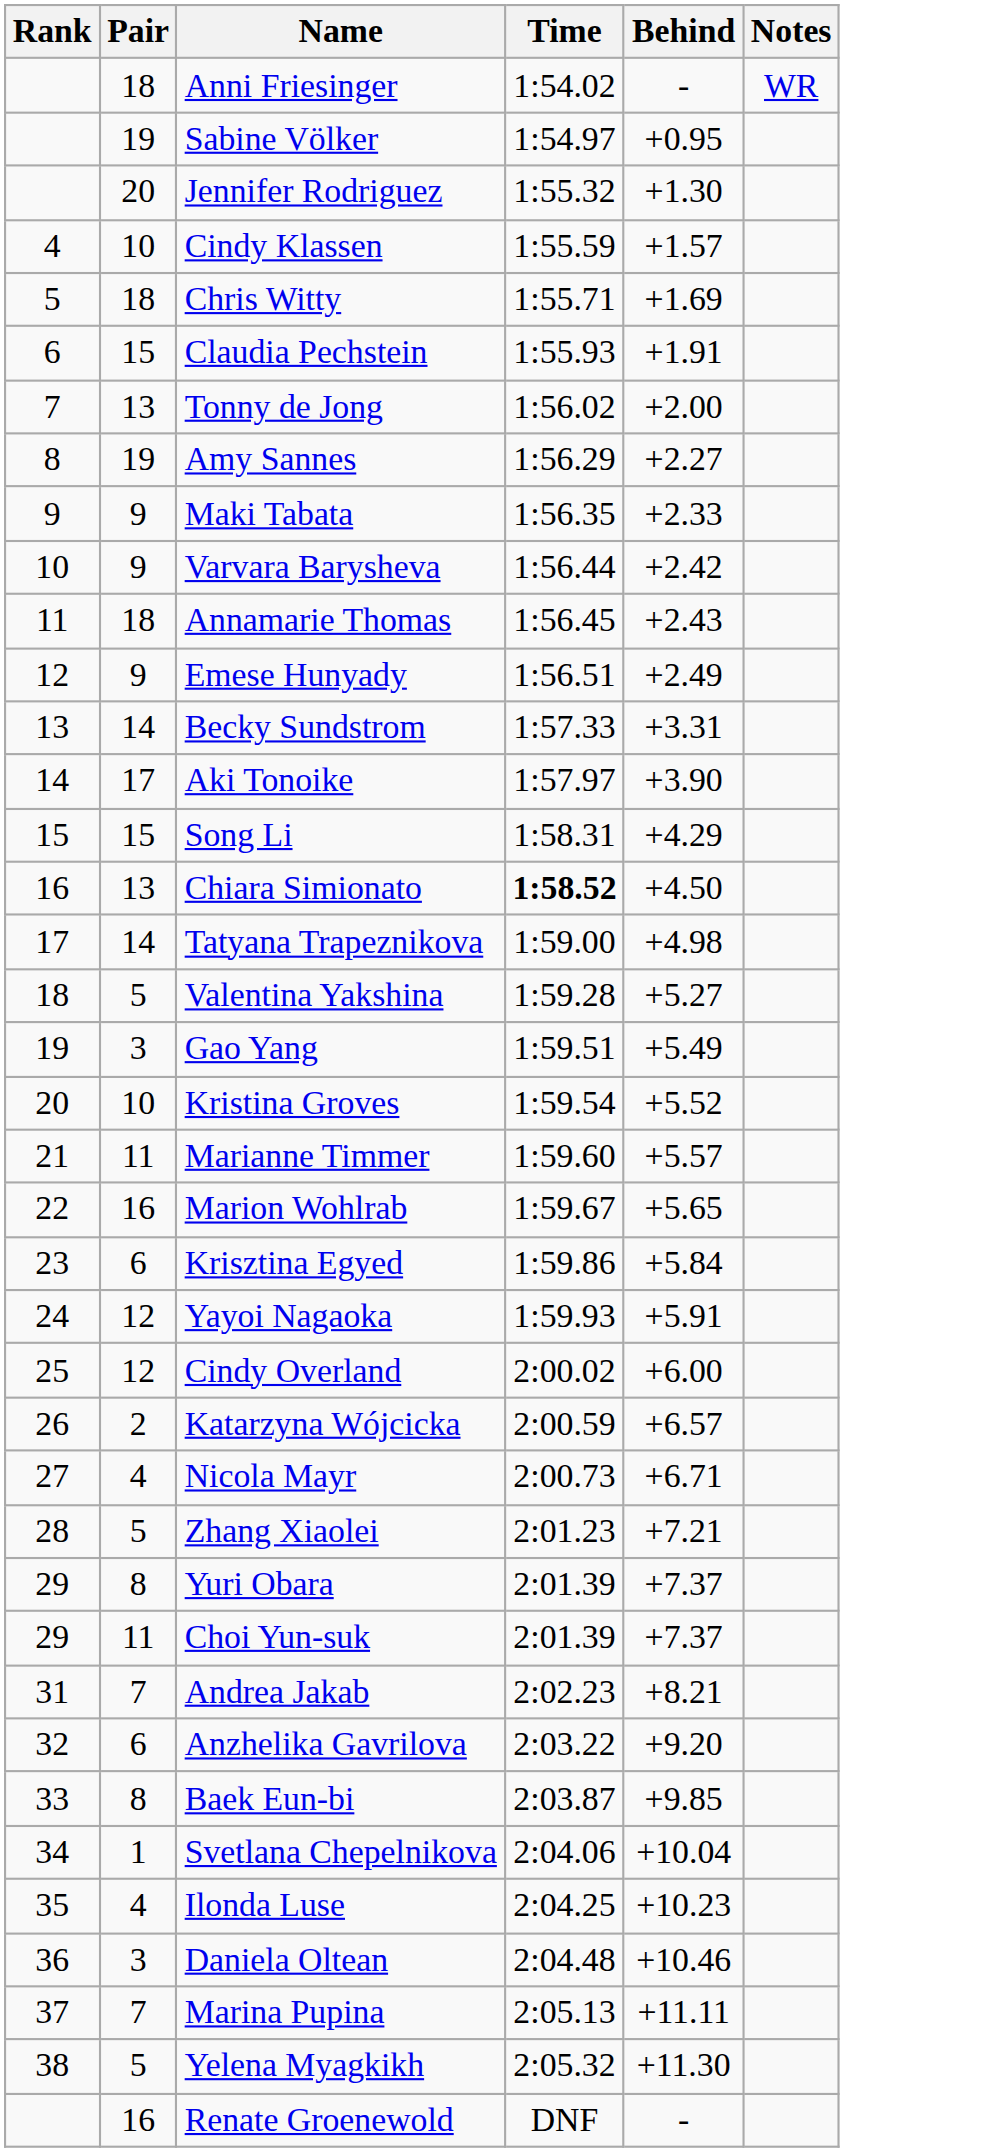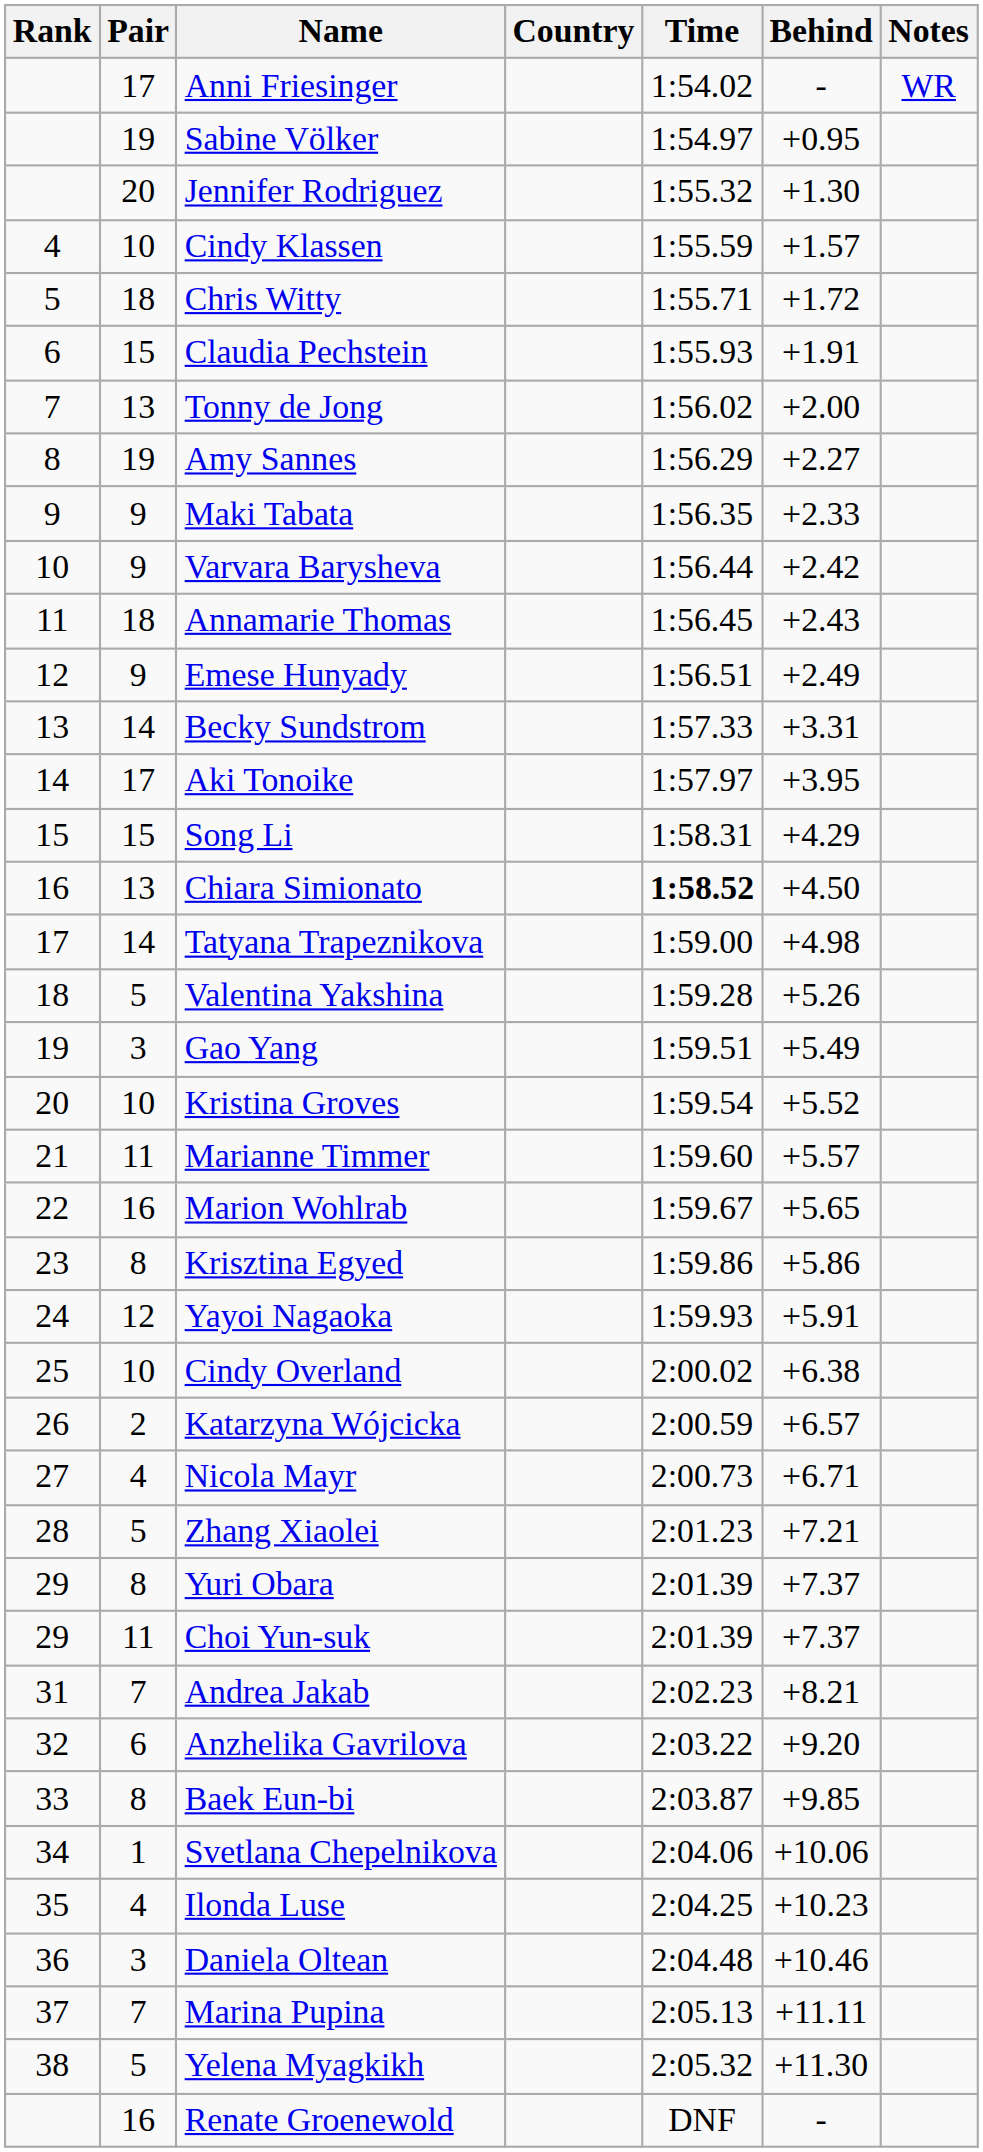+ column: (573, 31)
(138, 84) 18 -> (138, 84) 17
(684, 298) +1.69 -> (821, 298) +1.72
(684, 780) +3.90 -> (821, 780) +3.95
(684, 995) +5.27 -> (821, 995) +5.26
(138, 1262) 6 -> (138, 1262) 8
(684, 1262) +5.84 -> (821, 1262) +5.86
(138, 1369) 12 -> (138, 1369) 10
(684, 1369) +6.00 -> (821, 1369) +6.38
(684, 1851) +10.04 -> (821, 1851) +10.06
